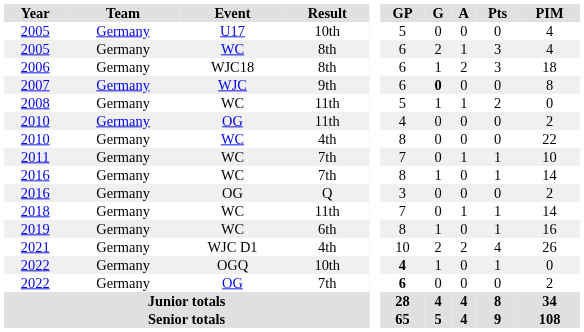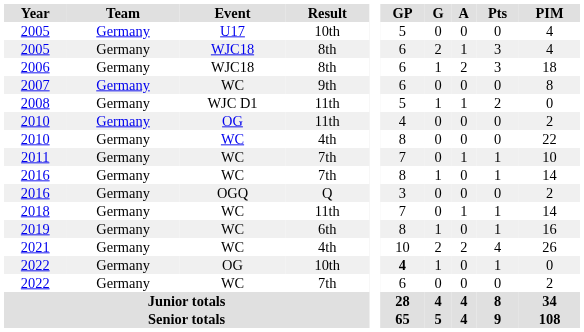(233, 49) WC -> (233, 49) WJC18
(233, 85) WJC -> (233, 85) WC
(438, 85) bold -> (438, 85) normal
(233, 103) WC -> (233, 103) WJC D1
(232, 193) OG -> (232, 193) OGQ
(233, 247) WJC D1 -> (233, 247) WC
(232, 265) OGQ -> (232, 265) OG
(232, 283) OG -> (233, 283) WC
(402, 283) bold -> (402, 283) normal
